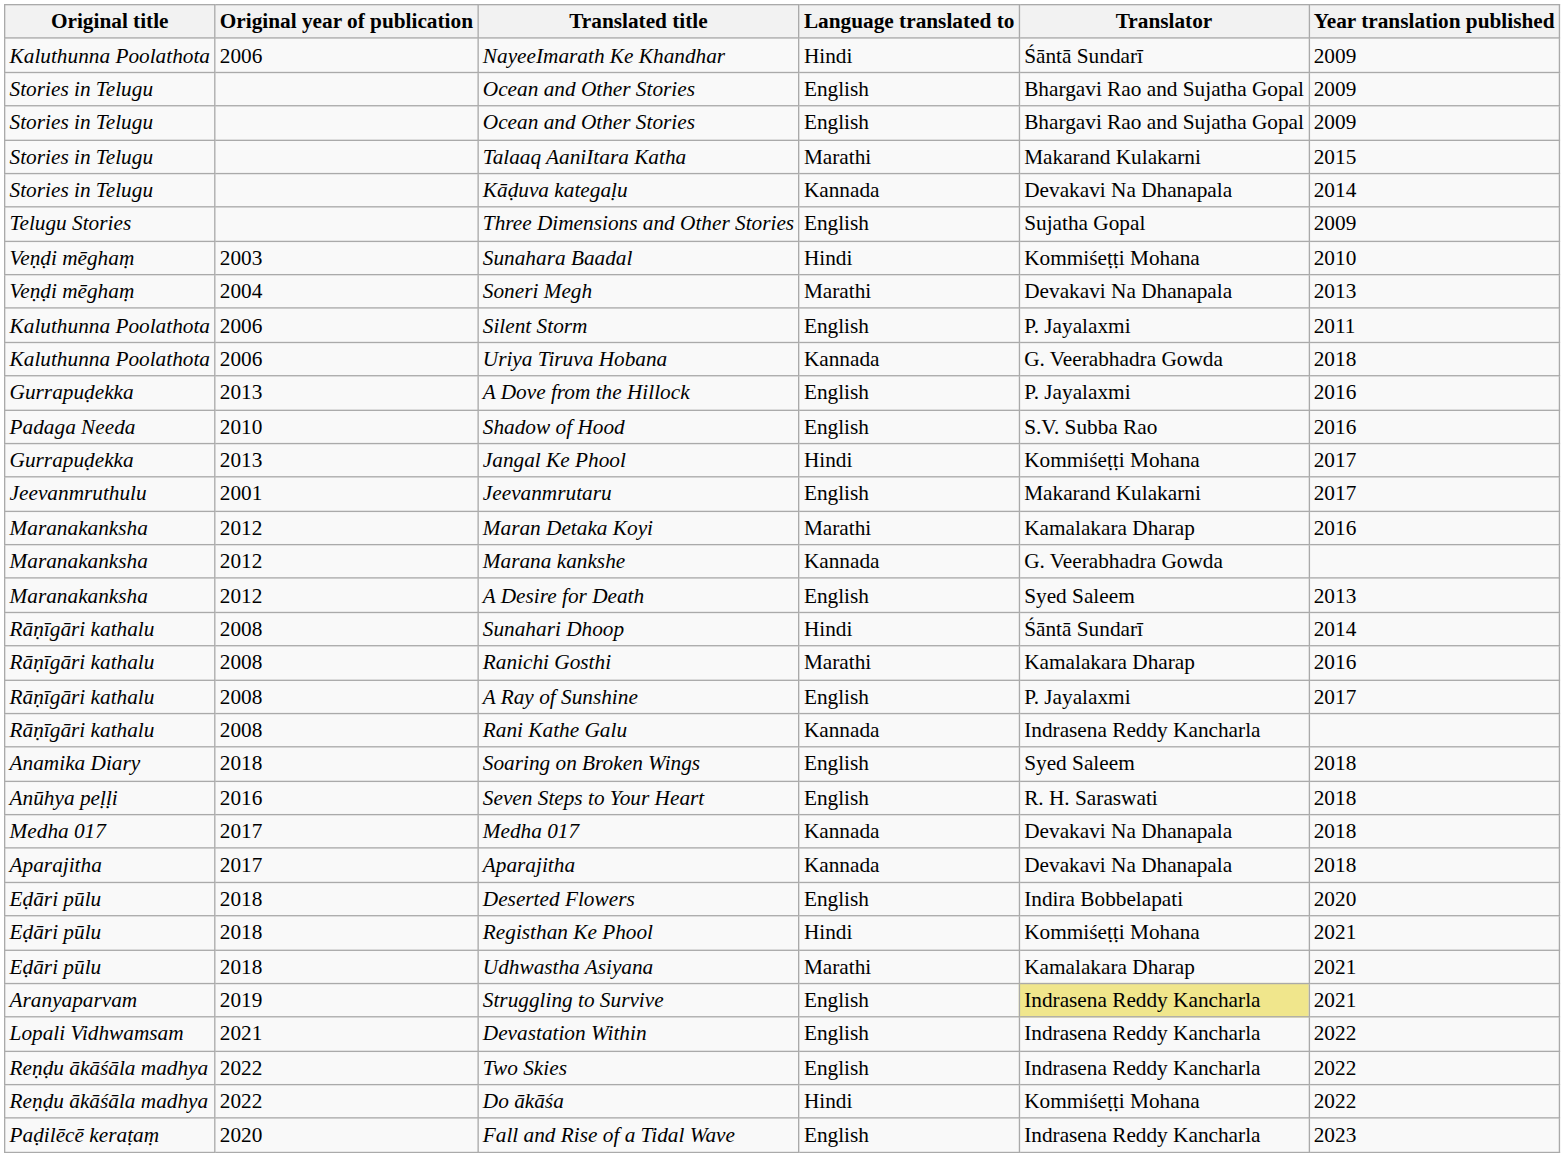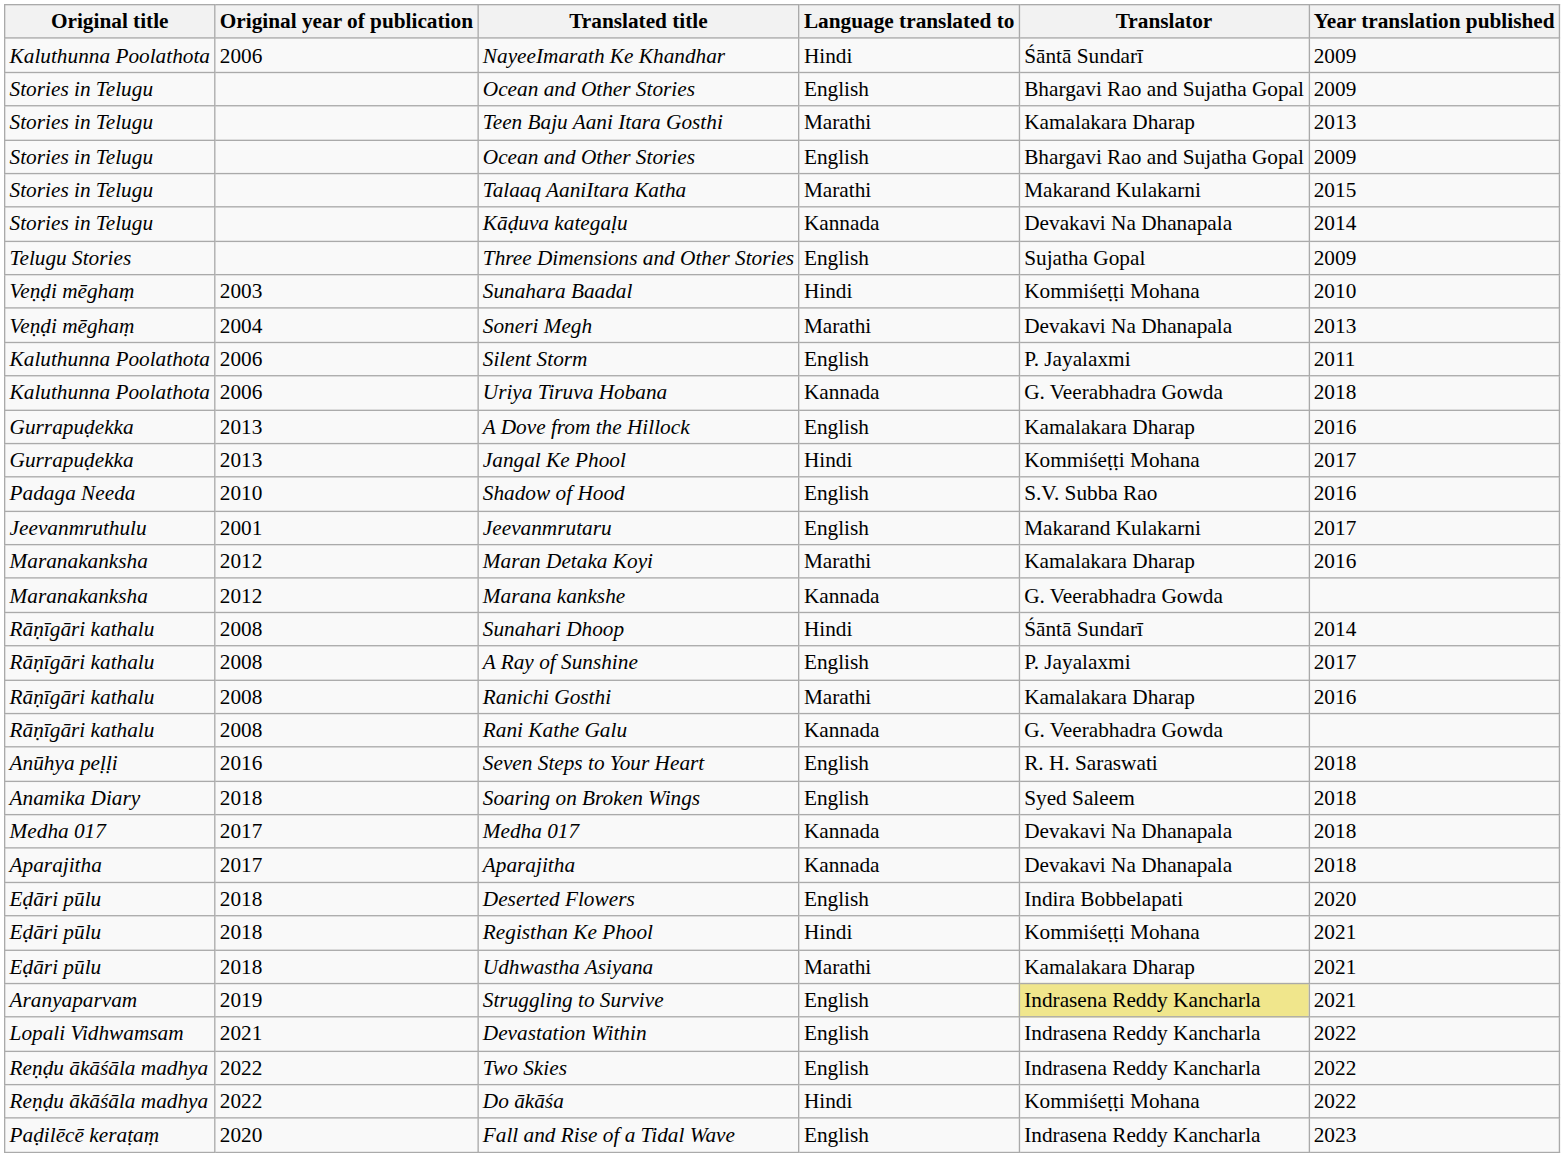+ row: (81, 122)
(1077, 392) P. Jayalaxmi -> (1110, 426) Kamalakara Dharap
rows swapped: (72, 460) <-> (73, 426)
- row: (79, 595)
rows swapped: (82, 662) <-> (82, 696)
(1142, 730) Indrasena Reddy Kancharla -> (1124, 730) G. Veerabhadra Gowda
rows swapped: (64, 797) <-> (75, 763)
